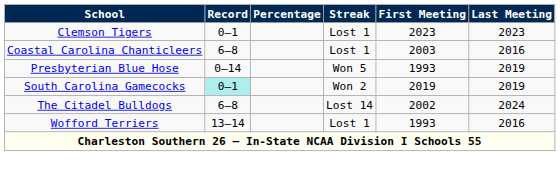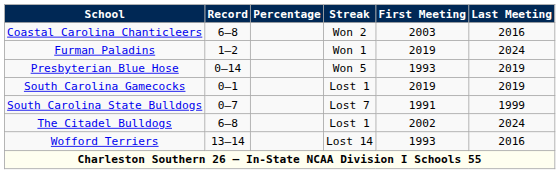- row: (105, 32)
(350, 50) Lost 1 -> (350, 32) Won 2
+ row: (105, 50)
(228, 86) paleturquoise background -> (228, 86) no background
(350, 86) Won 2 -> (350, 86) Lost 1
+ row: (105, 105)
(350, 105) Lost 14 -> (350, 123) Lost 1
(350, 123) Lost 1 -> (350, 141) Lost 14
